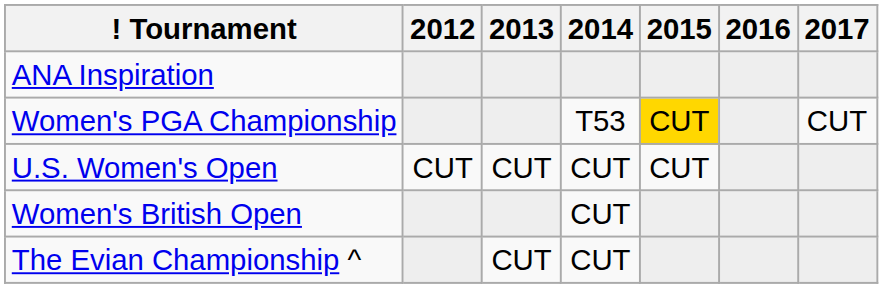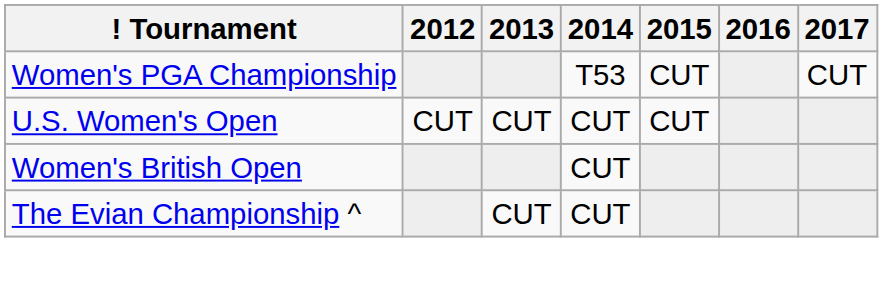- row: (113, 75)
(679, 121) gold background -> (679, 75) no background
